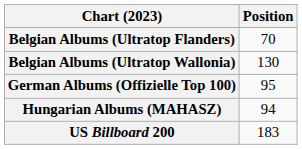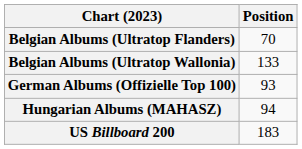(268, 62) 130 -> (268, 62) 133
(268, 86) 95 -> (268, 86) 93
